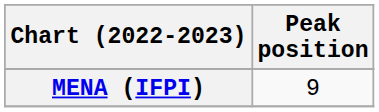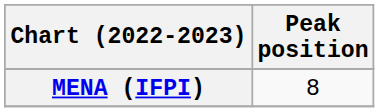(313, 88) 9 -> (313, 88) 8
